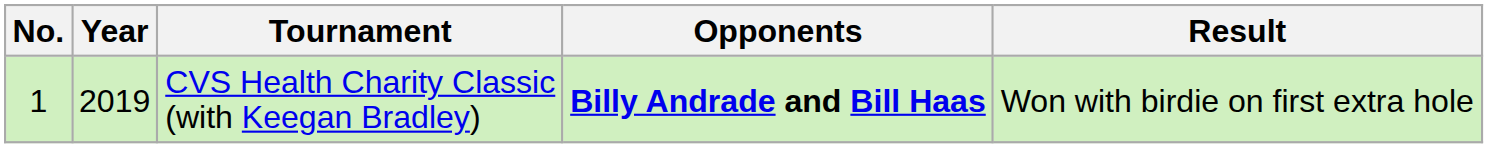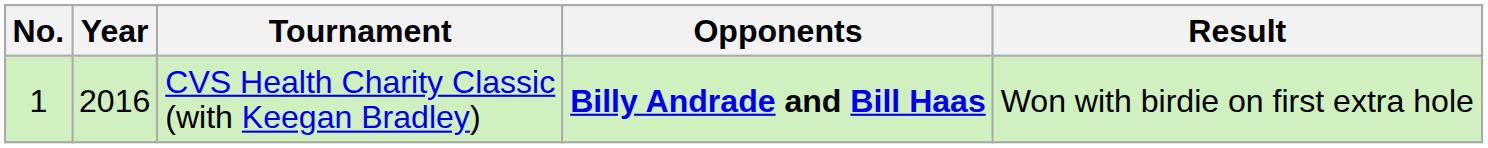(115, 99) 2019 -> (115, 99) 2016
